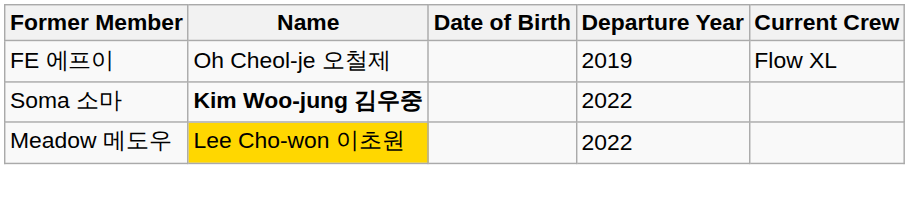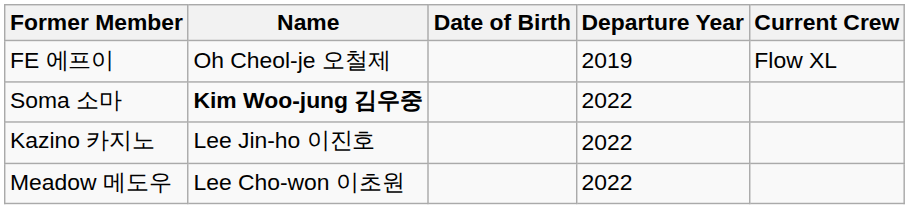+ row: (82, 141)
(299, 141) gold background -> (299, 182) no background
